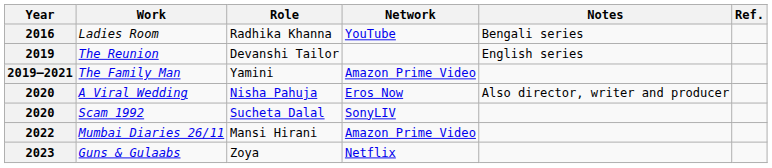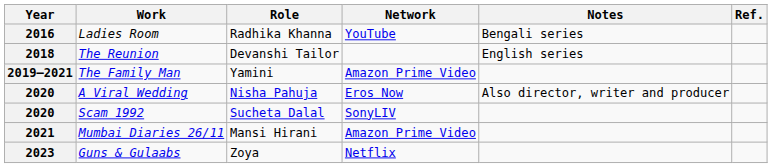(40, 54) 2019 -> (40, 54) 2018
(40, 133) 2022 -> (40, 133) 2021
